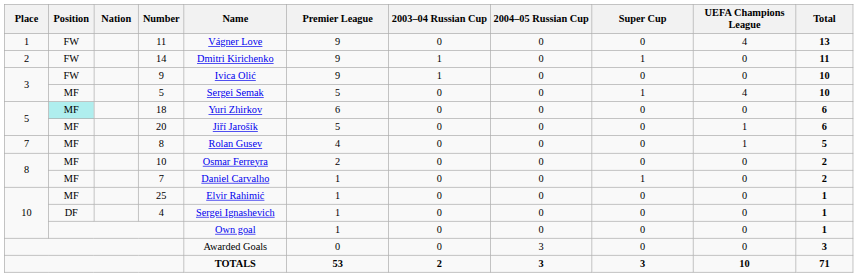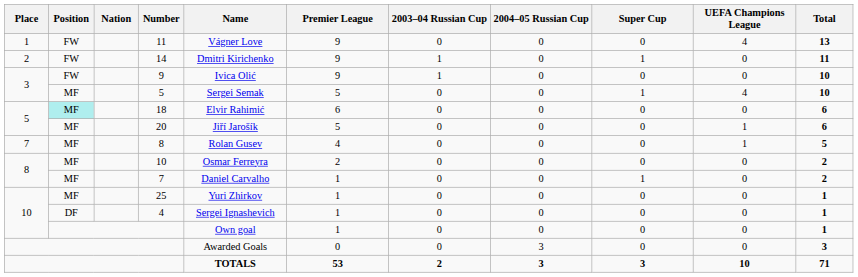(235, 110) Yuri Zhirkov -> (235, 110) Elvir Rahimić
(235, 195) Elvir Rahimić -> (235, 195) Yuri Zhirkov
